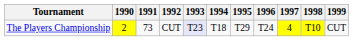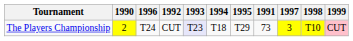columns swapped: (148, 12) <-> (266, 12)
(289, 28) 4 -> (289, 28) 3
(336, 28) no background -> (336, 28) pink background
